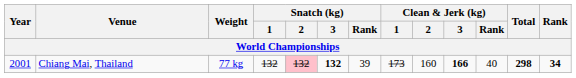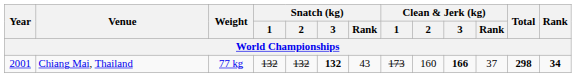(301, 64) pink background -> (301, 64) no background
(365, 64) 39 -> (365, 64) 43
(492, 64) 40 -> (492, 64) 37
